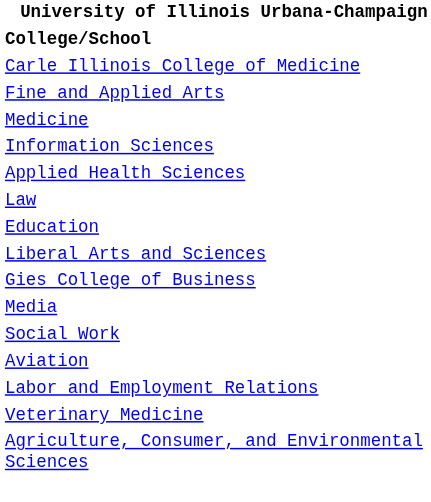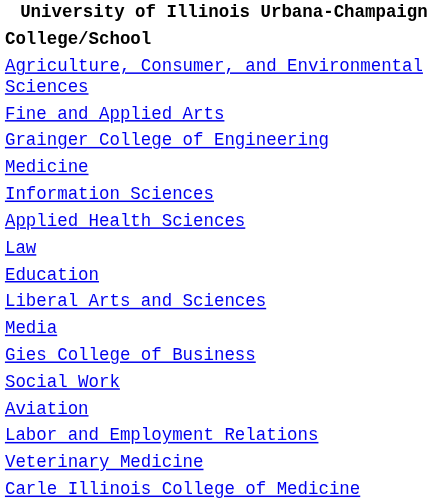rows swapped: (214, 452) <-> (183, 66)
+ row: (167, 141)
rows swapped: (130, 281) <-> (31, 308)
